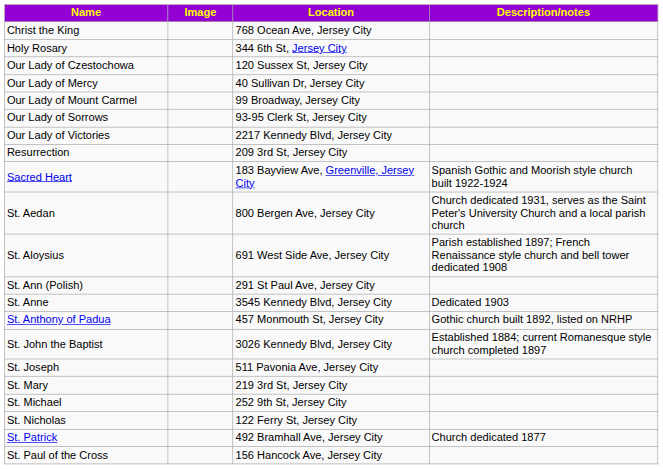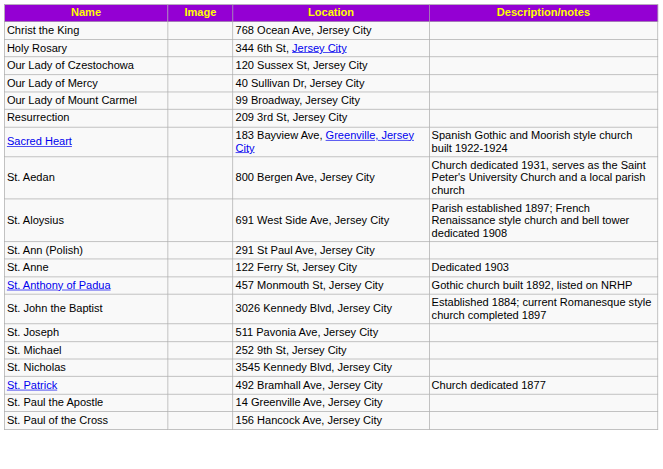- row: (58, 118)
- row: (58, 135)
(314, 302) 3545 Kennedy Blvd, Jersey City -> (296, 267) 122 Ferry St, Jersey City
- row: (27, 385)
(296, 420) 122 Ferry St, Jersey City -> (314, 367) 3545 Kennedy Blvd, Jersey City
+ row: (55, 402)
